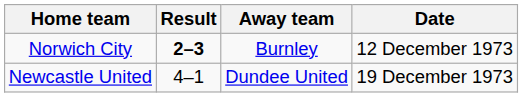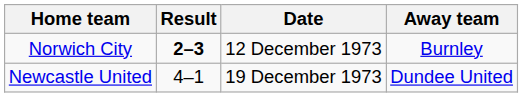columns swapped: (287, 19) <-> (435, 19)
